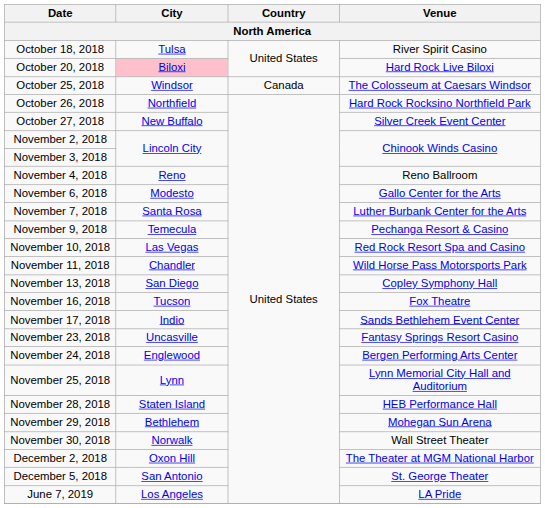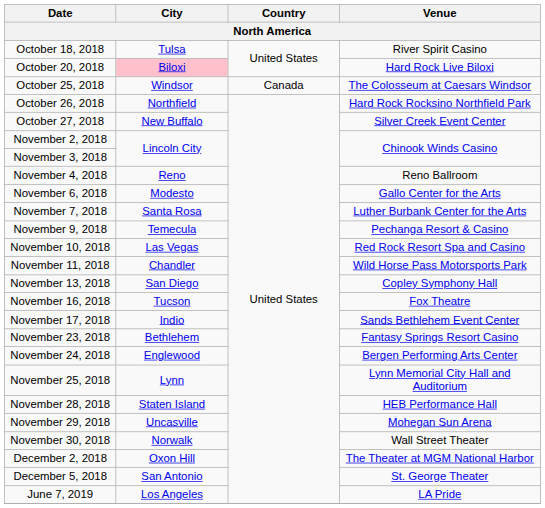(172, 337) Uncasville -> (172, 337) Bethlehem
(172, 422) Bethlehem -> (172, 422) Uncasville
